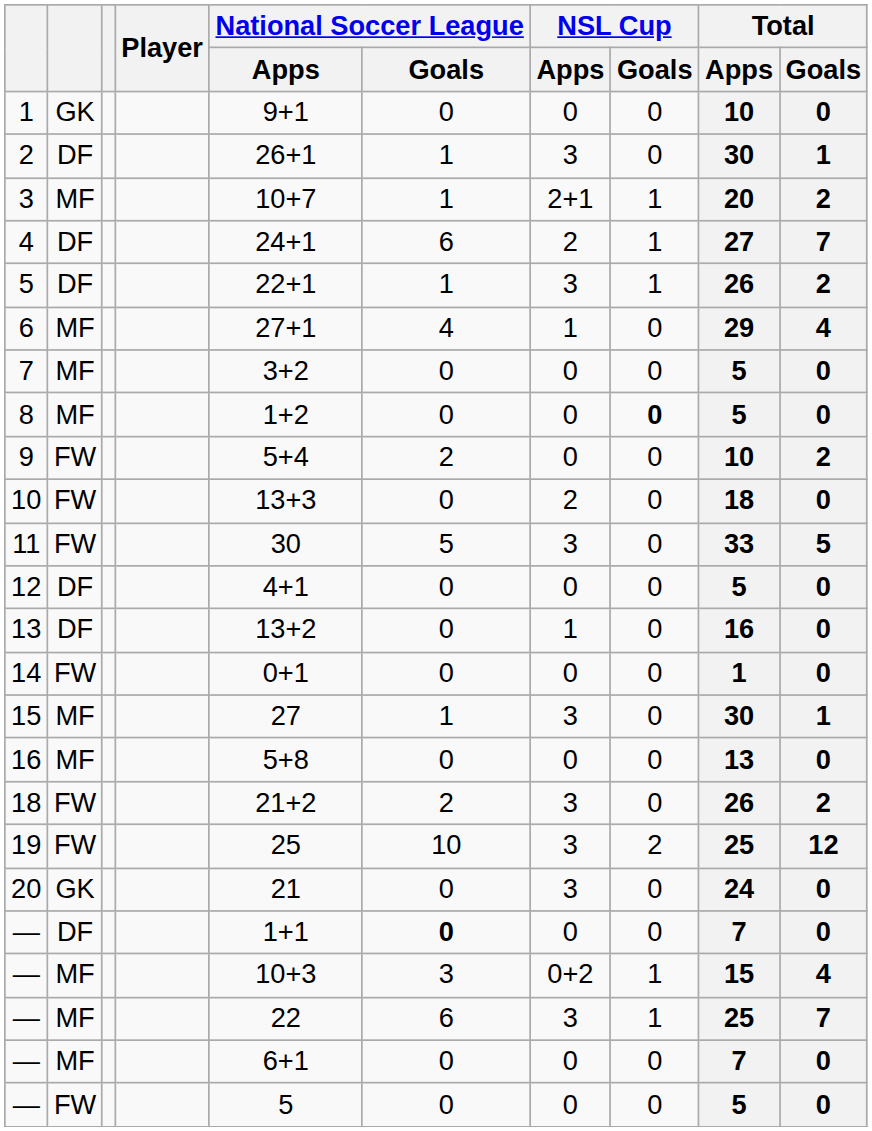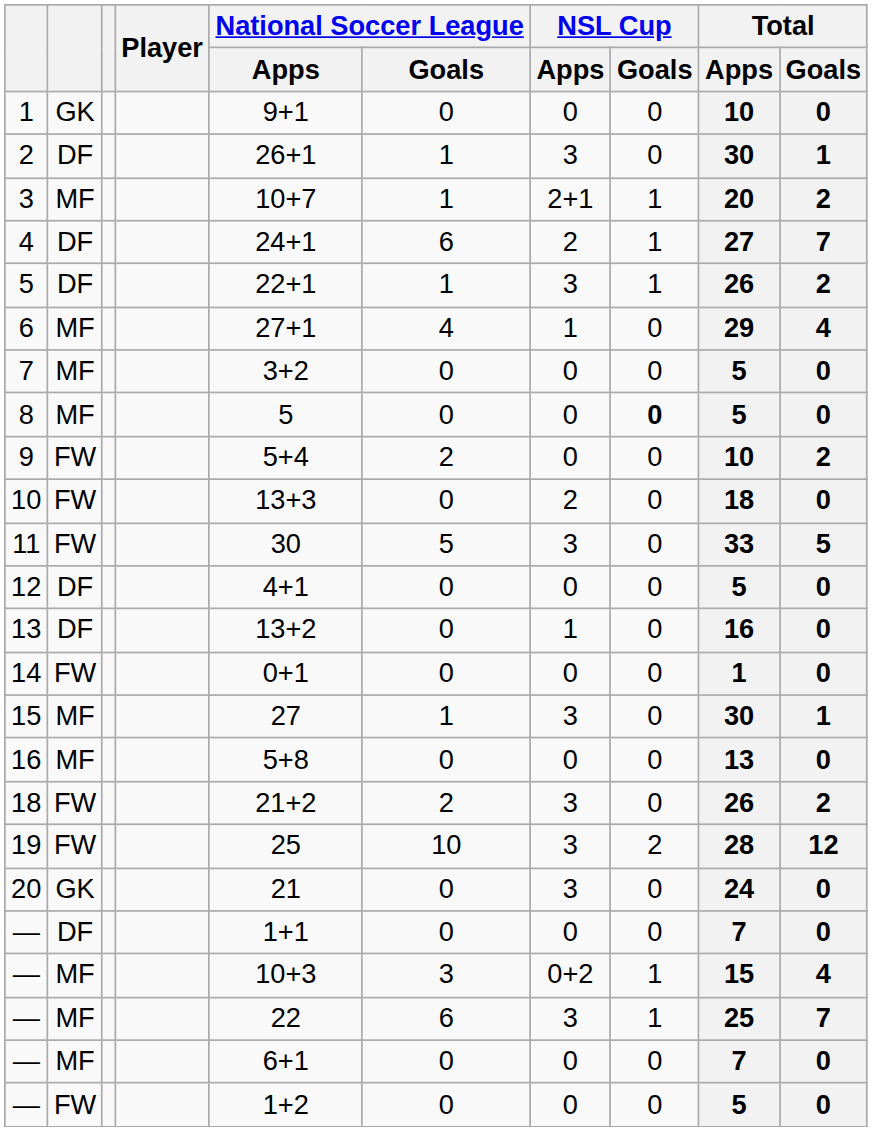(286, 414) 1+2 -> (286, 414) 5
(739, 845) 25 -> (739, 845) 28
(446, 931) bold -> (446, 931) normal
(286, 1104) 5 -> (286, 1104) 1+2
